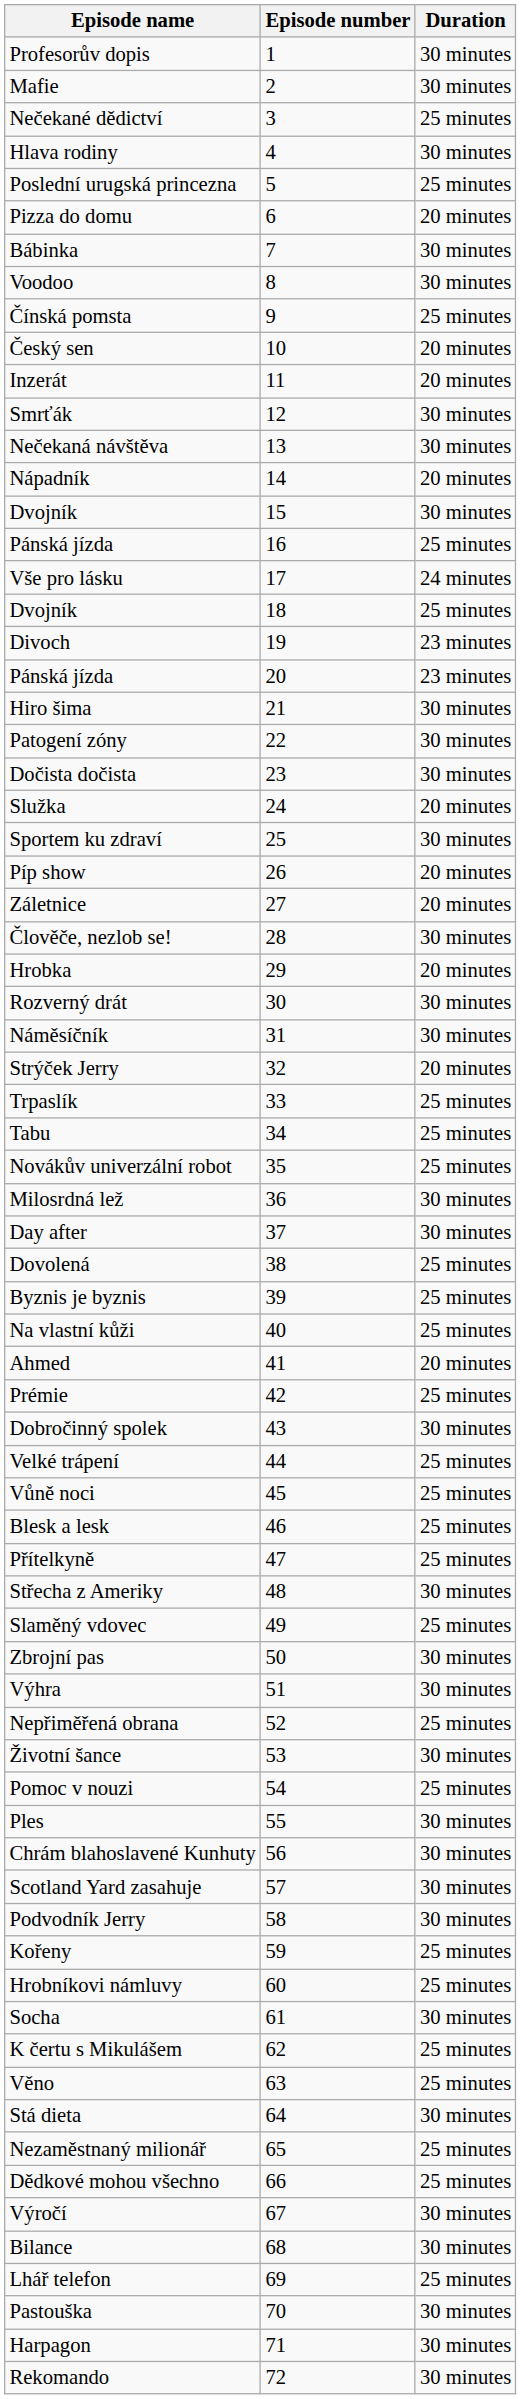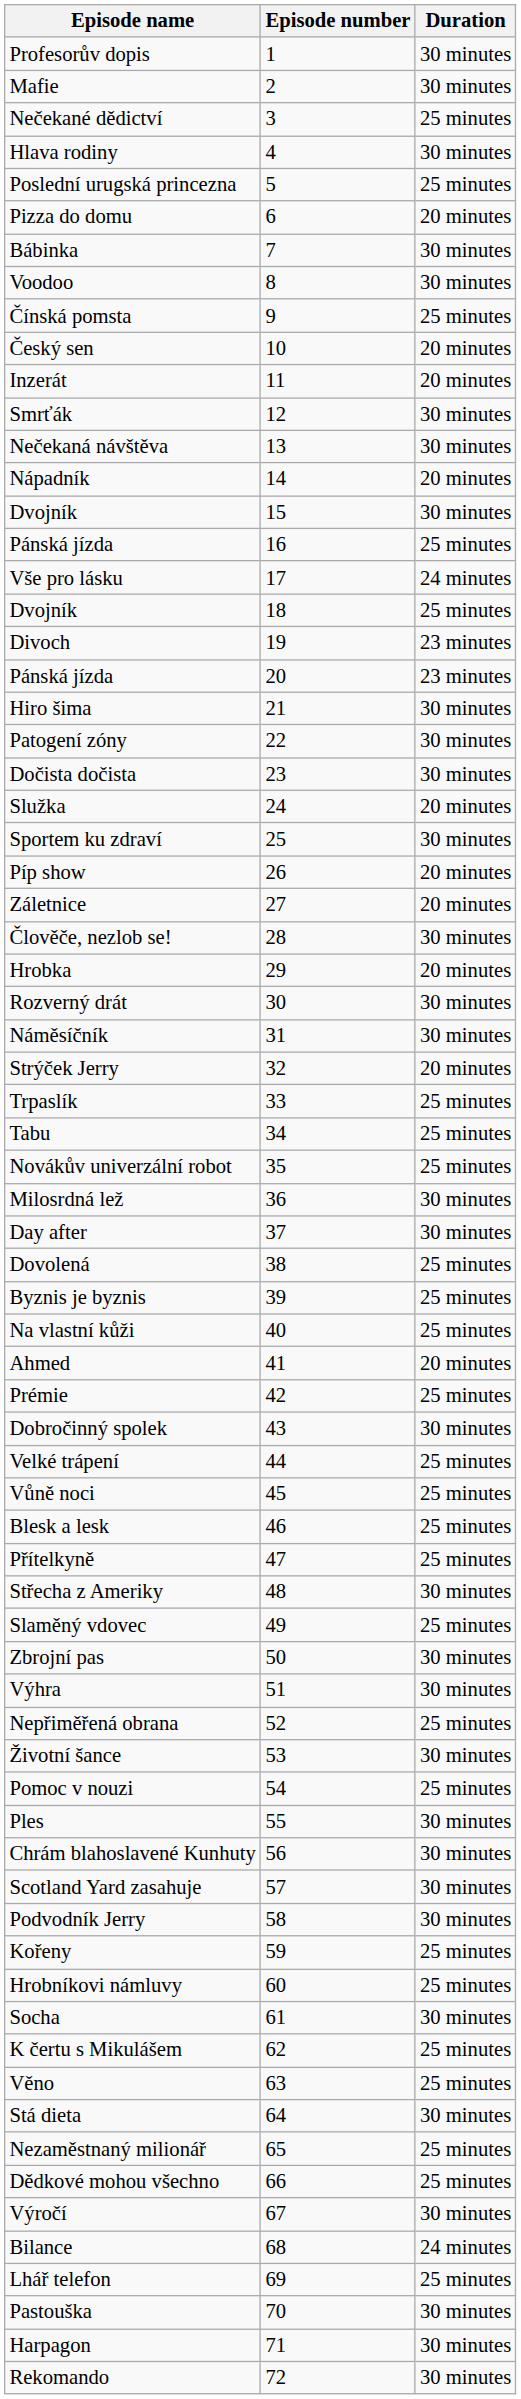(466, 2246) 30 minutes -> (466, 2246) 24 minutes
